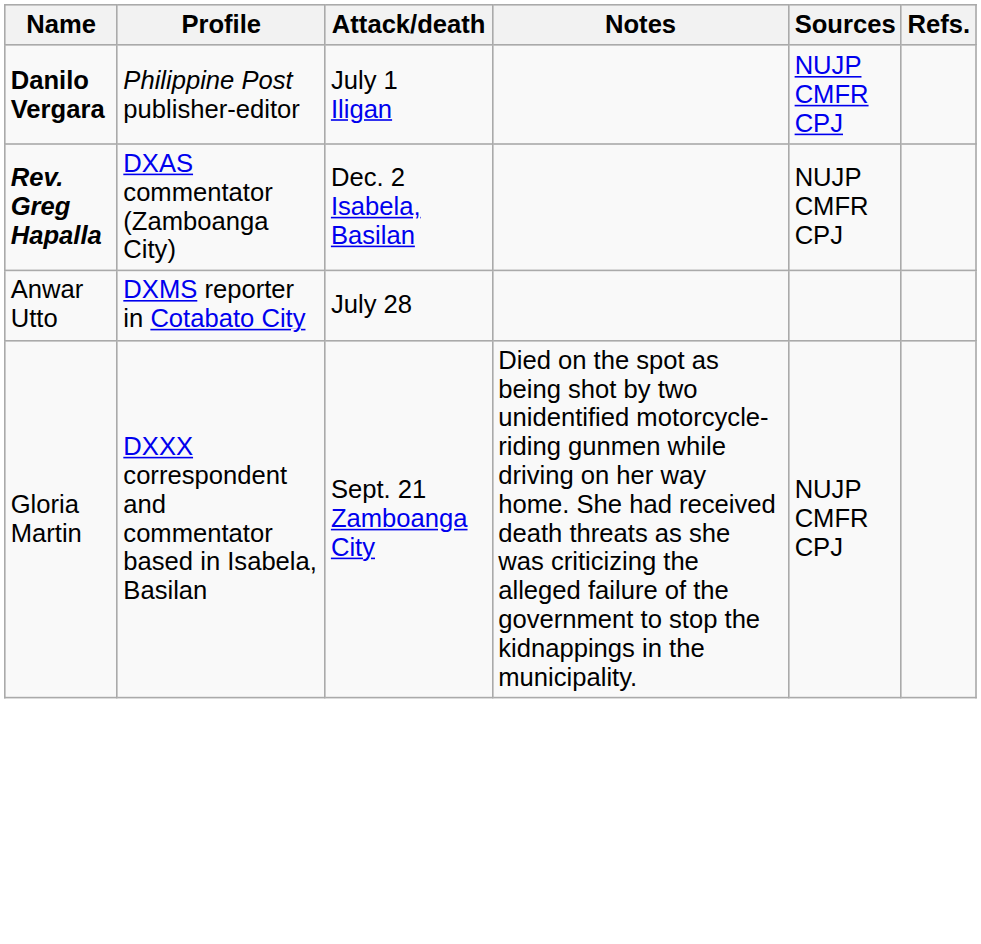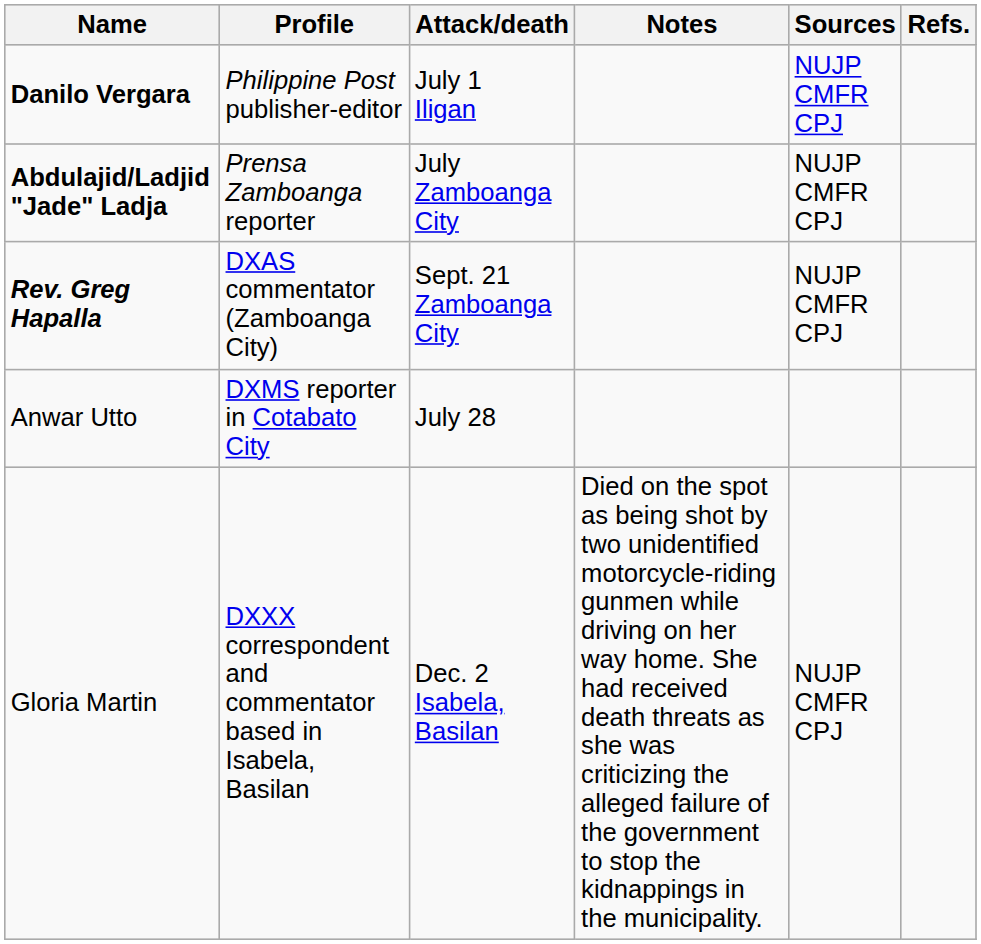+ row: (110, 192)
(376, 206) Dec. 2 Isabela, Basilan -> (483, 304) Sept. 21 Zamboanga City
(399, 518) Sept. 21 Zamboanga City -> (460, 703) Dec. 2 Isabela, Basilan
